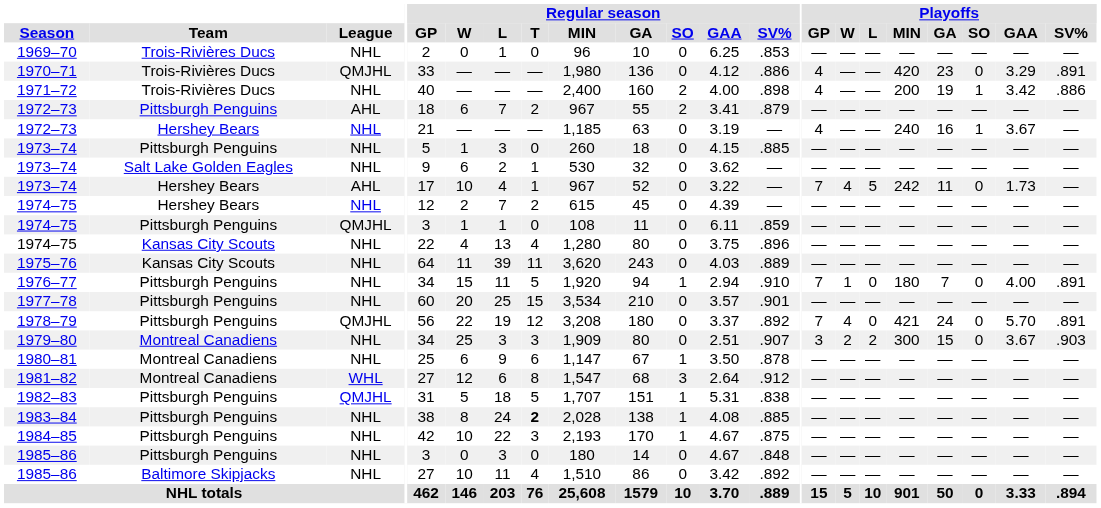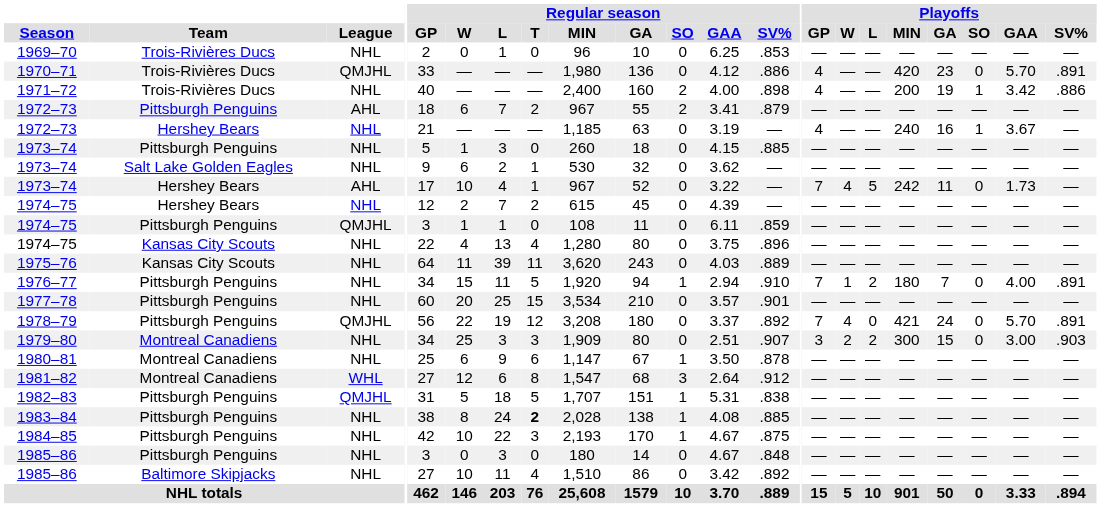(1021, 71) 3.29 -> (1021, 71) 5.70
(873, 282) 0 -> (873, 282) 2
(1021, 340) 3.67 -> (1021, 340) 3.00
